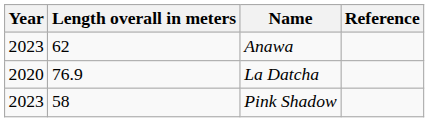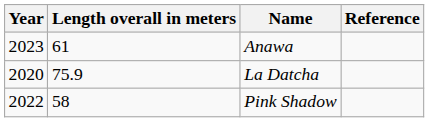(61, 46) 62 -> (61, 46) 61
(67, 74) 76.9 -> (67, 74) 75.9
(26, 102) 2023 -> (26, 102) 2022
